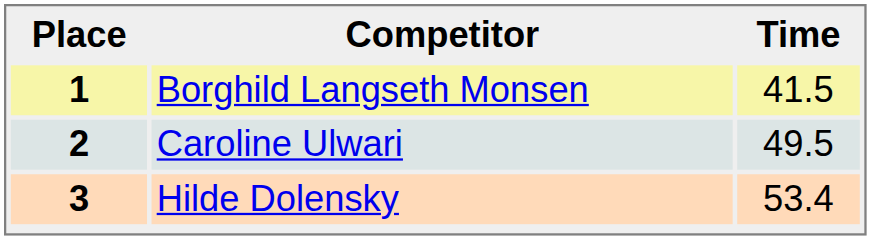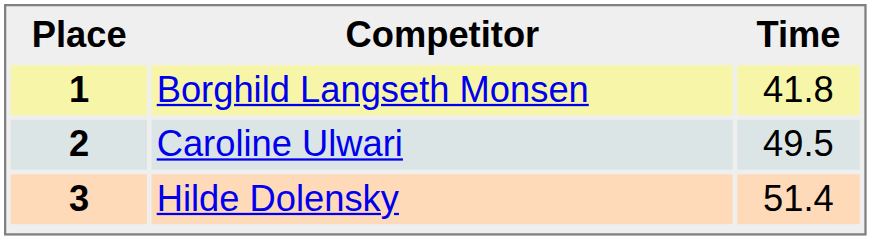(798, 89) 41.5 -> (798, 89) 41.8
(798, 198) 53.4 -> (798, 198) 51.4
